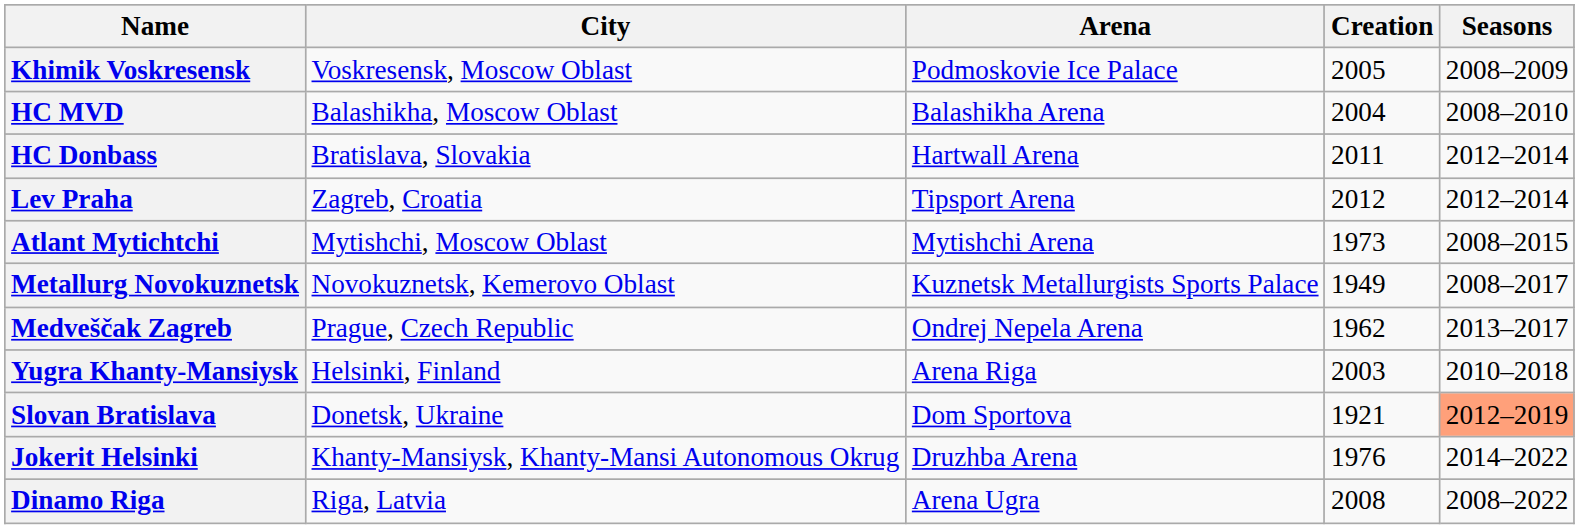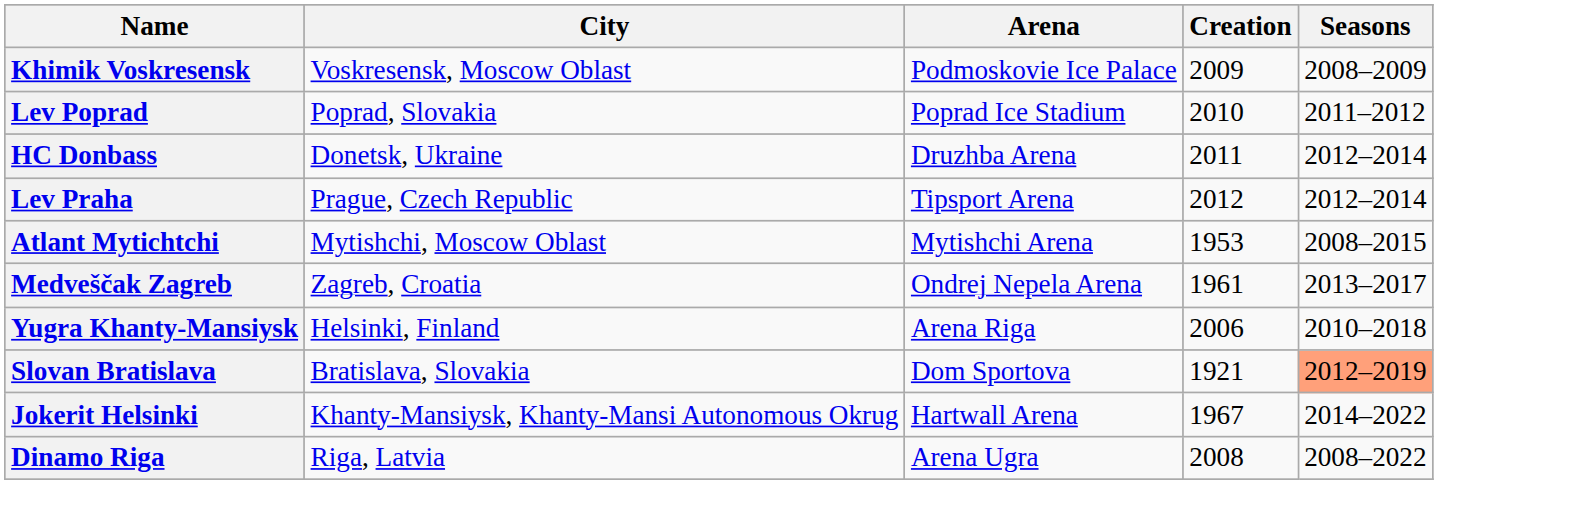(1358, 69) 2005 -> (1217, 69) 2009
- row: (67, 112)
+ row: (80, 112)
(421, 155) Bratislava, Slovakia -> (407, 155) Donetsk, Ukraine
(995, 155) Hartwall Arena -> (994, 155) Druzhba Arena
(397, 198) Zagreb, Croatia -> (442, 198) Prague, Czech Republic
(1358, 241) 1973 -> (1217, 241) 1953
- row: (155, 284)
(443, 328) Prague, Czech Republic -> (396, 284) Zagreb, Croatia
(1358, 328) 1962 -> (1217, 284) 1961
(1358, 371) 2003 -> (1217, 328) 2006
(407, 414) Donetsk, Ukraine -> (420, 371) Bratislava, Slovakia
(995, 457) Druzhba Arena -> (994, 414) Hartwall Arena
(1358, 457) 1976 -> (1217, 414) 1967
